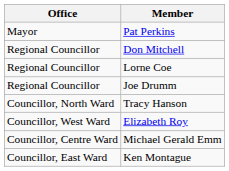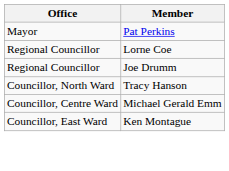- row: (154, 49)
- row: (156, 121)
